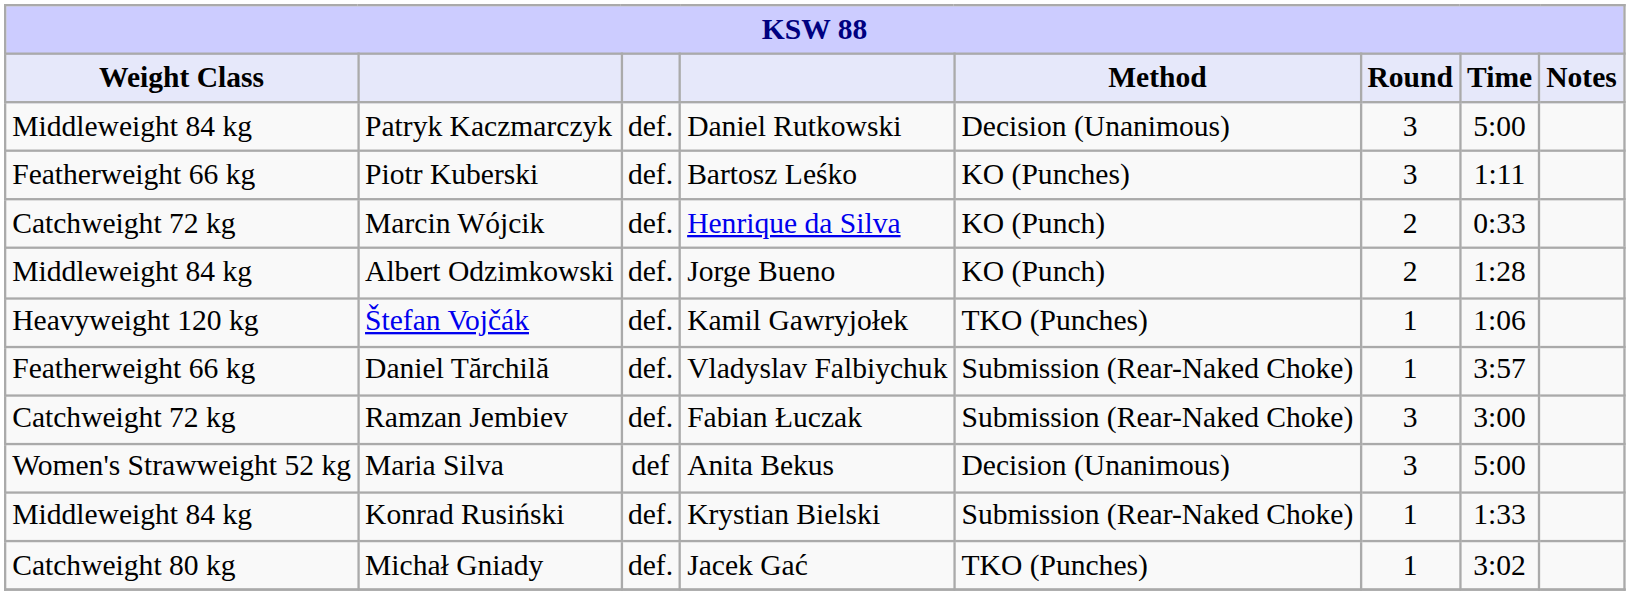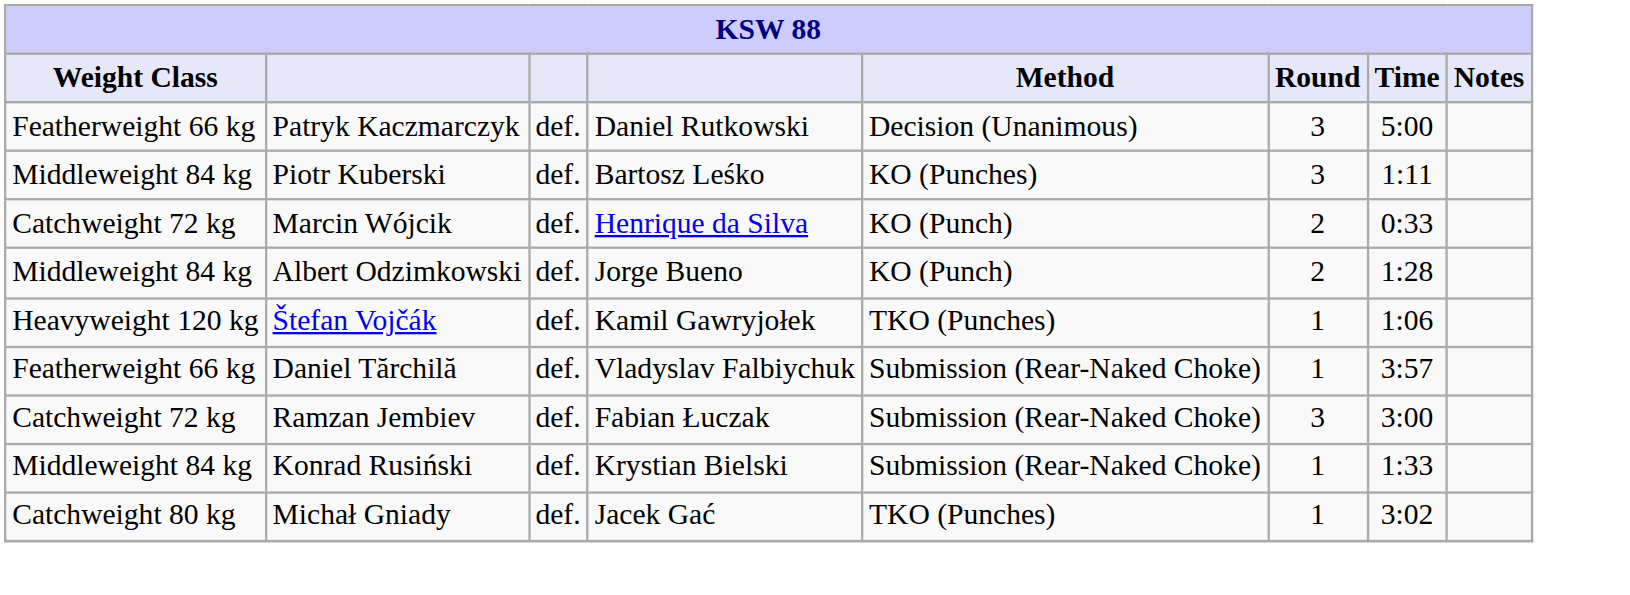(132, 126) Middleweight 84 kg -> (134, 126) Featherweight 66 kg
(134, 174) Featherweight 66 kg -> (132, 174) Middleweight 84 kg
- row: (434, 467)
